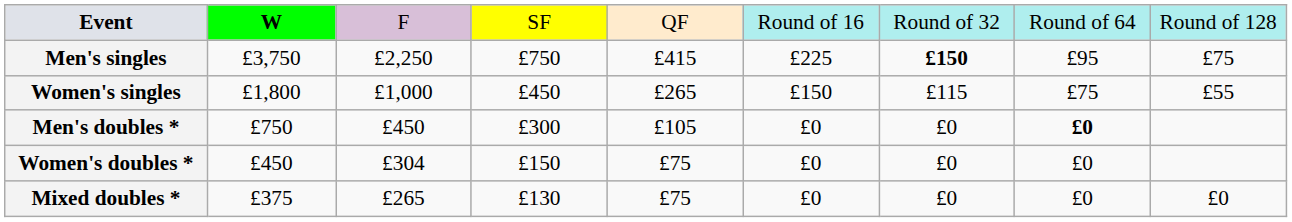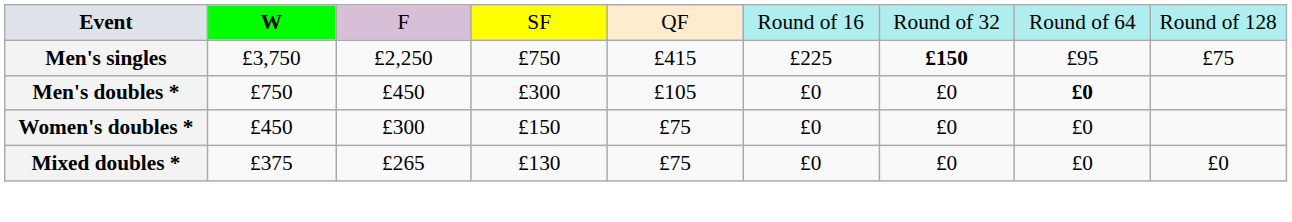- row: (106, 92)
(403, 163) £304 -> (403, 127) £300
